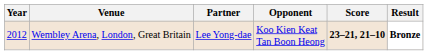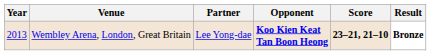(17, 35) 2012 -> (17, 35) 2013
(291, 35) normal -> (292, 35) bold
